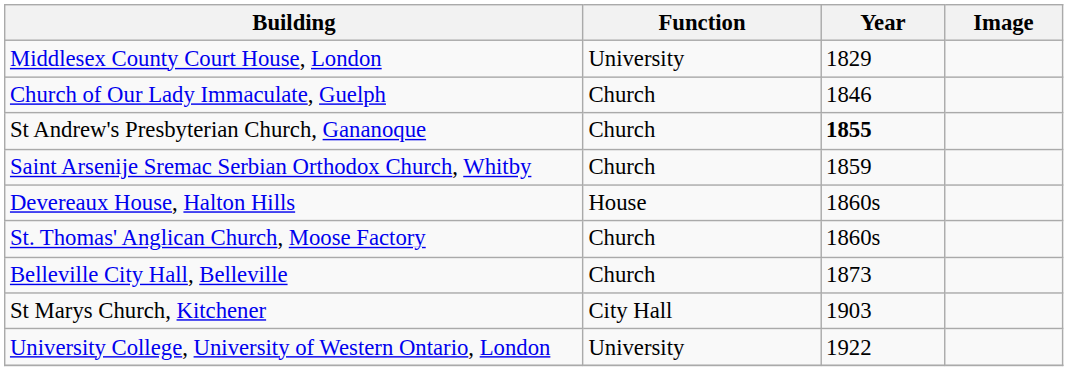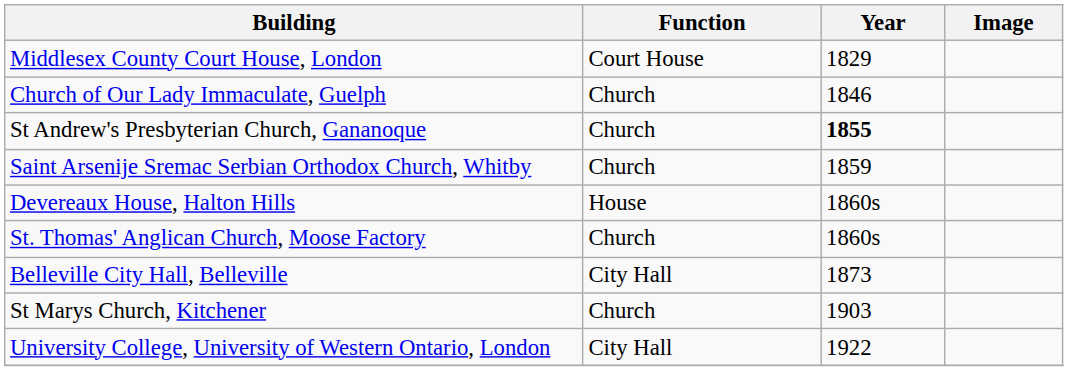(636, 58) University -> (646, 58) Court House
(622, 274) Church -> (630, 274) City Hall
(630, 310) City Hall -> (622, 310) Church
(636, 346) University -> (630, 346) City Hall
